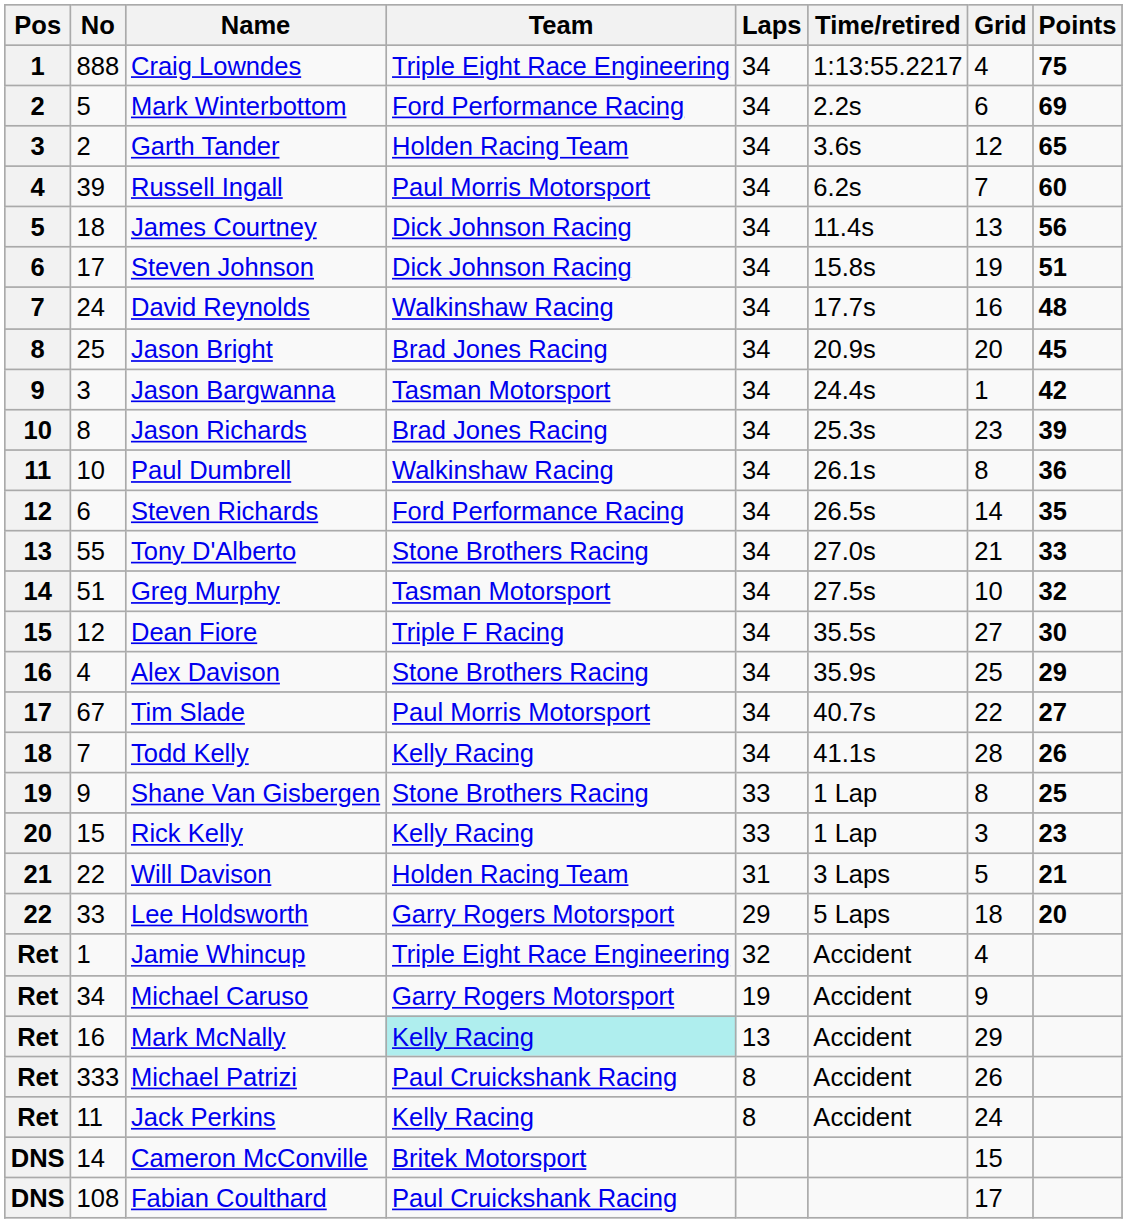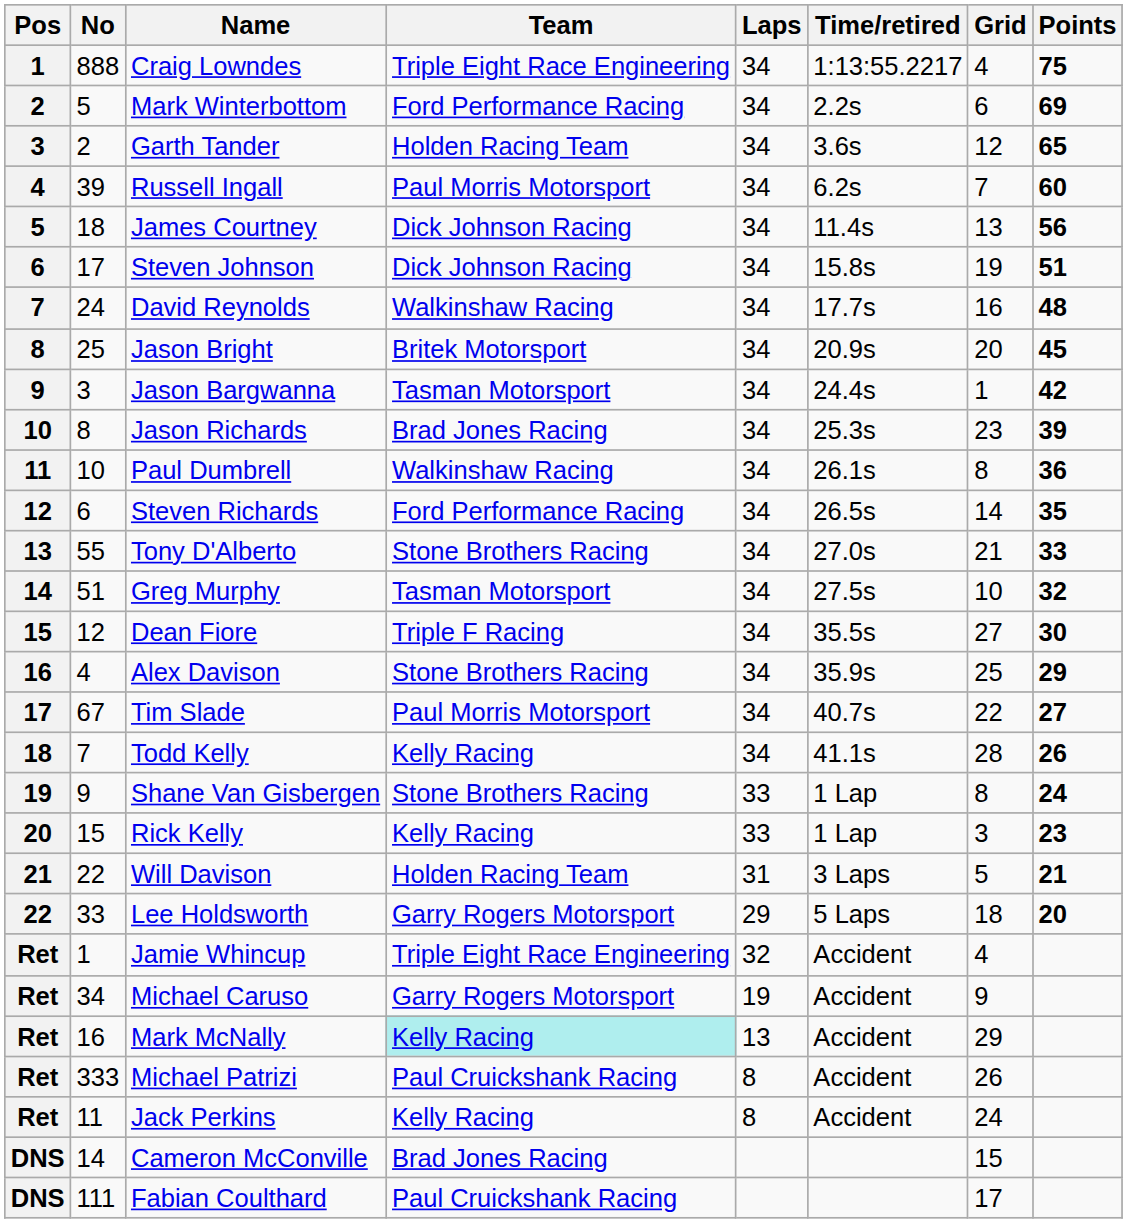(500, 349) Brad Jones Racing -> (489, 349) Britek Motorsport
(1053, 793) 25 -> (1053, 793) 24
(489, 1157) Britek Motorsport -> (500, 1157) Brad Jones Racing
(98, 1198) 108 -> (96, 1198) 111
